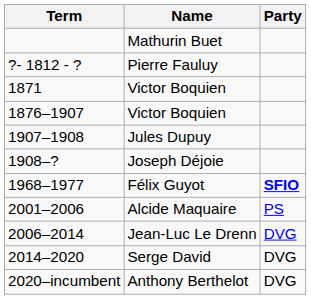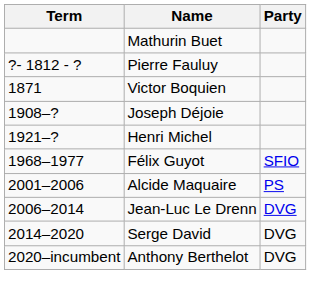- row: (46, 112)
- row: (46, 137)
+ row: (33, 137)
(281, 185) bold -> (281, 161) normal
